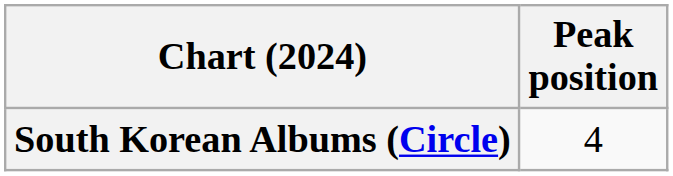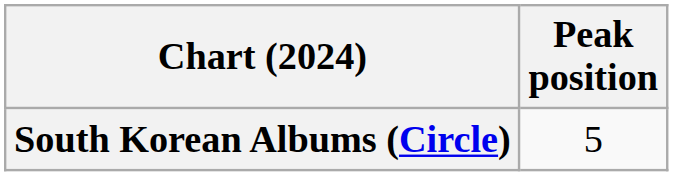(593, 138) 4 -> (593, 138) 5
